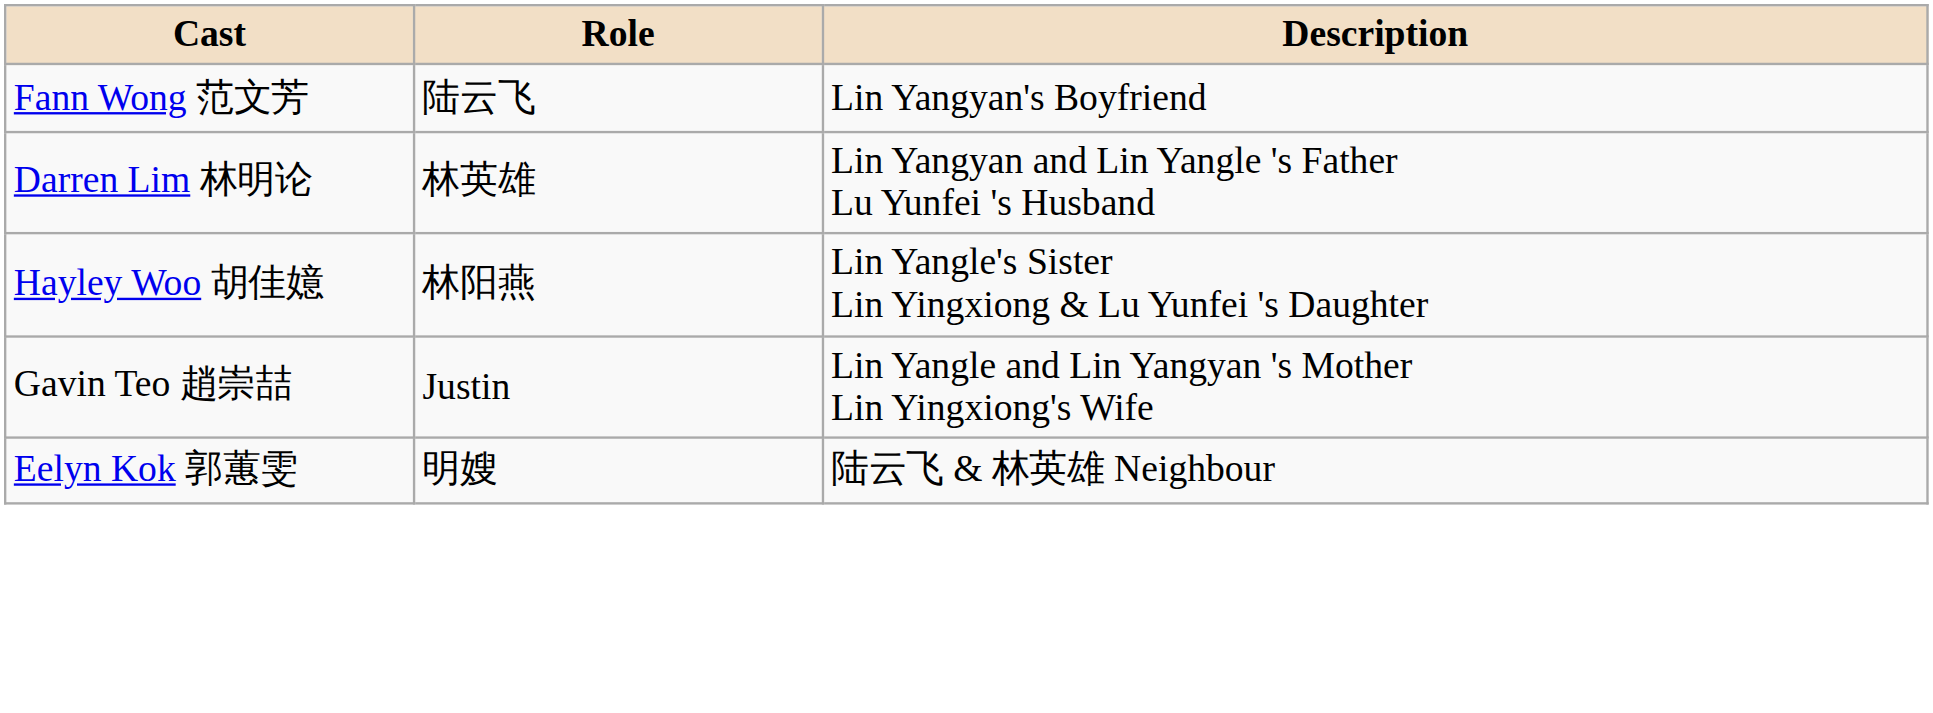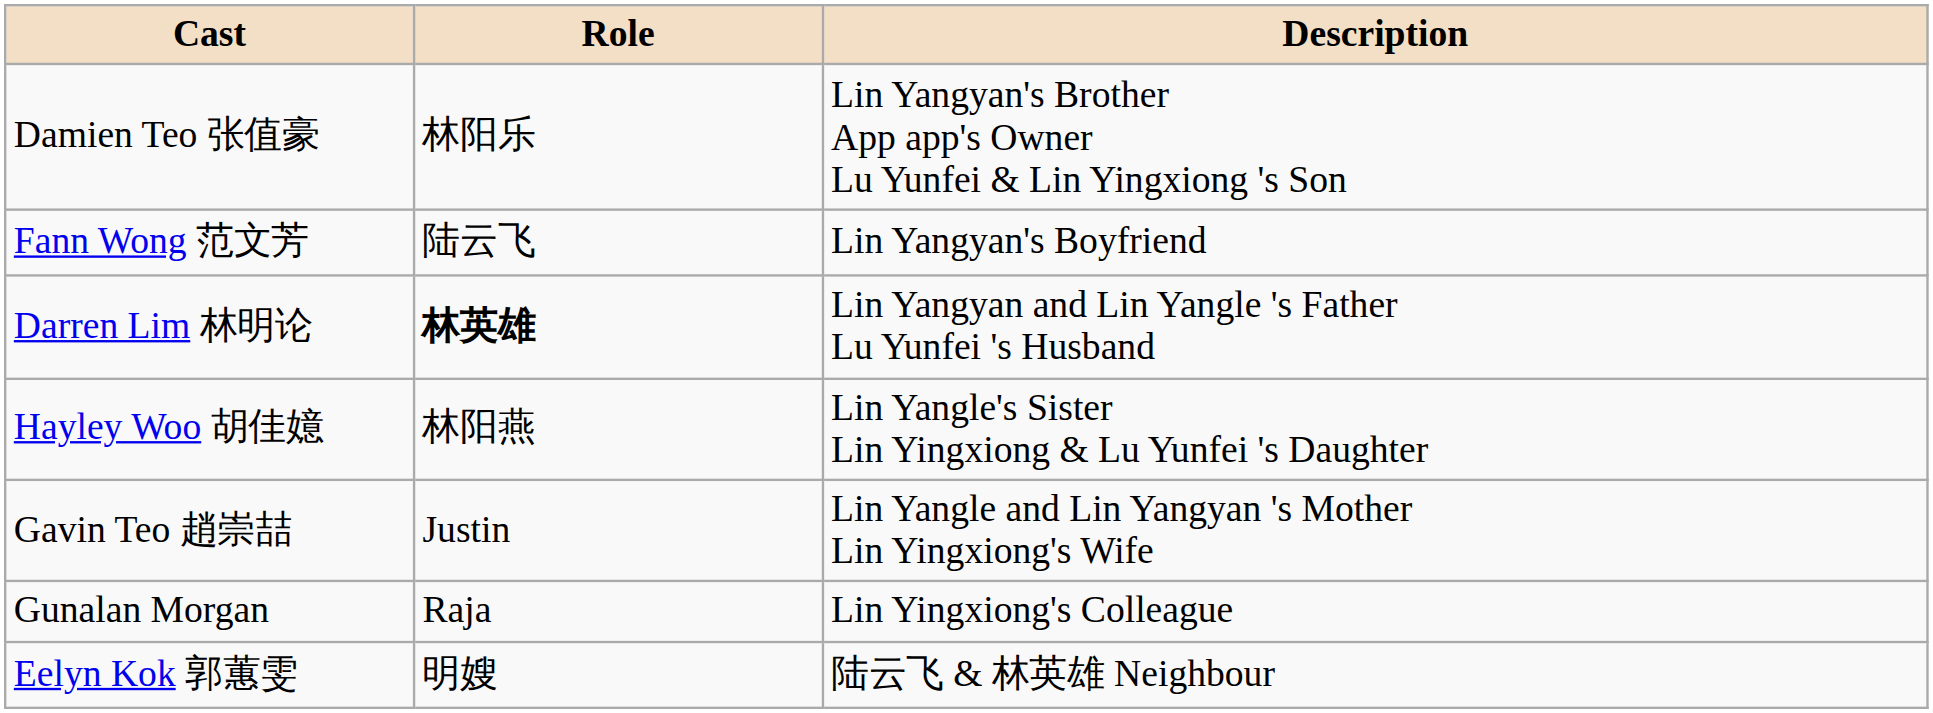+ row: (167, 135)
(479, 180) normal -> (479, 324) bold
+ row: (141, 610)
